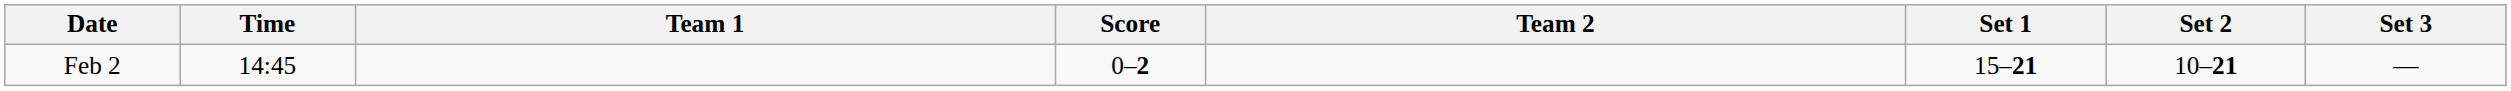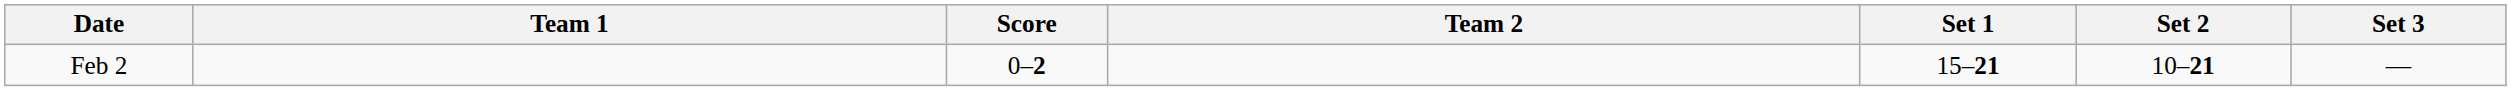- column: (267, 24)
